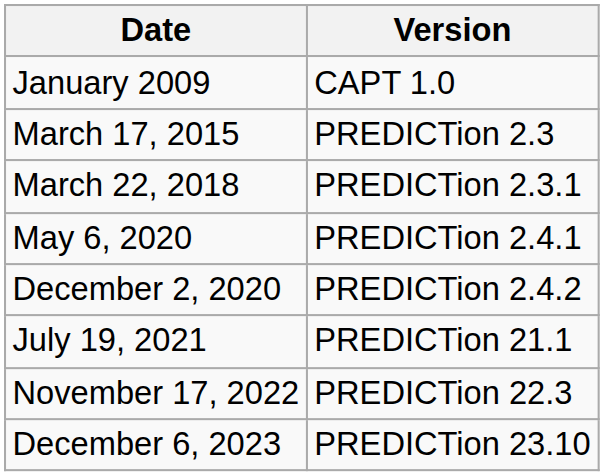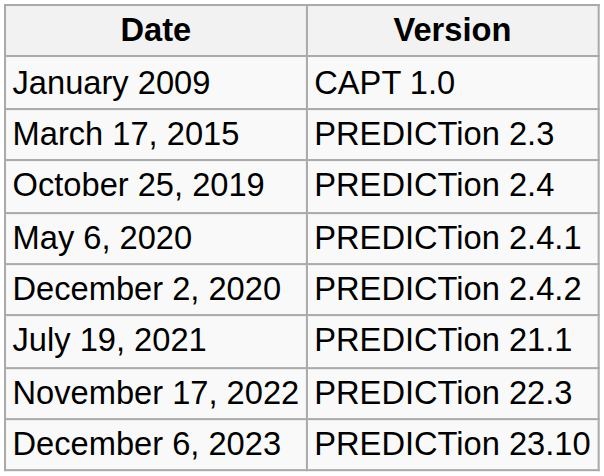- row: (126, 185)
+ row: (139, 185)
